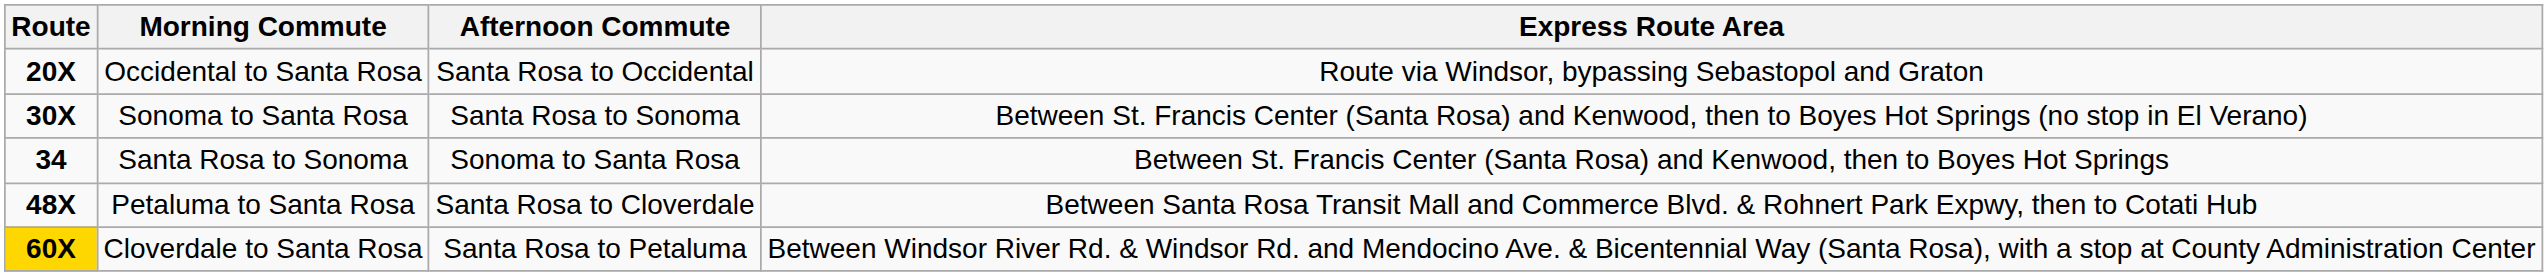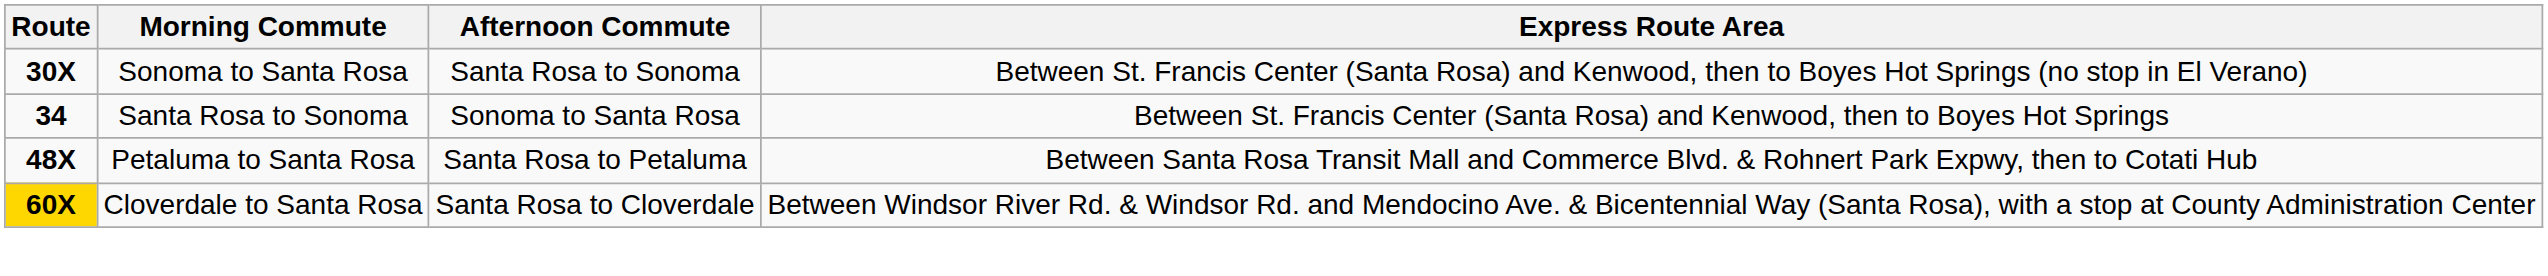- row: (263, 71)
(595, 204) Santa Rosa to Cloverdale -> (595, 159) Santa Rosa to Petaluma
(595, 248) Santa Rosa to Petaluma -> (595, 204) Santa Rosa to Cloverdale
